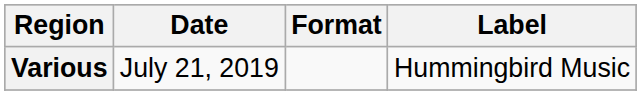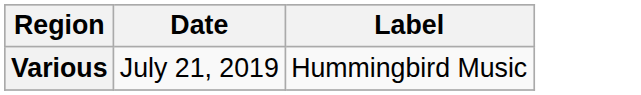- column: (336, 25)
